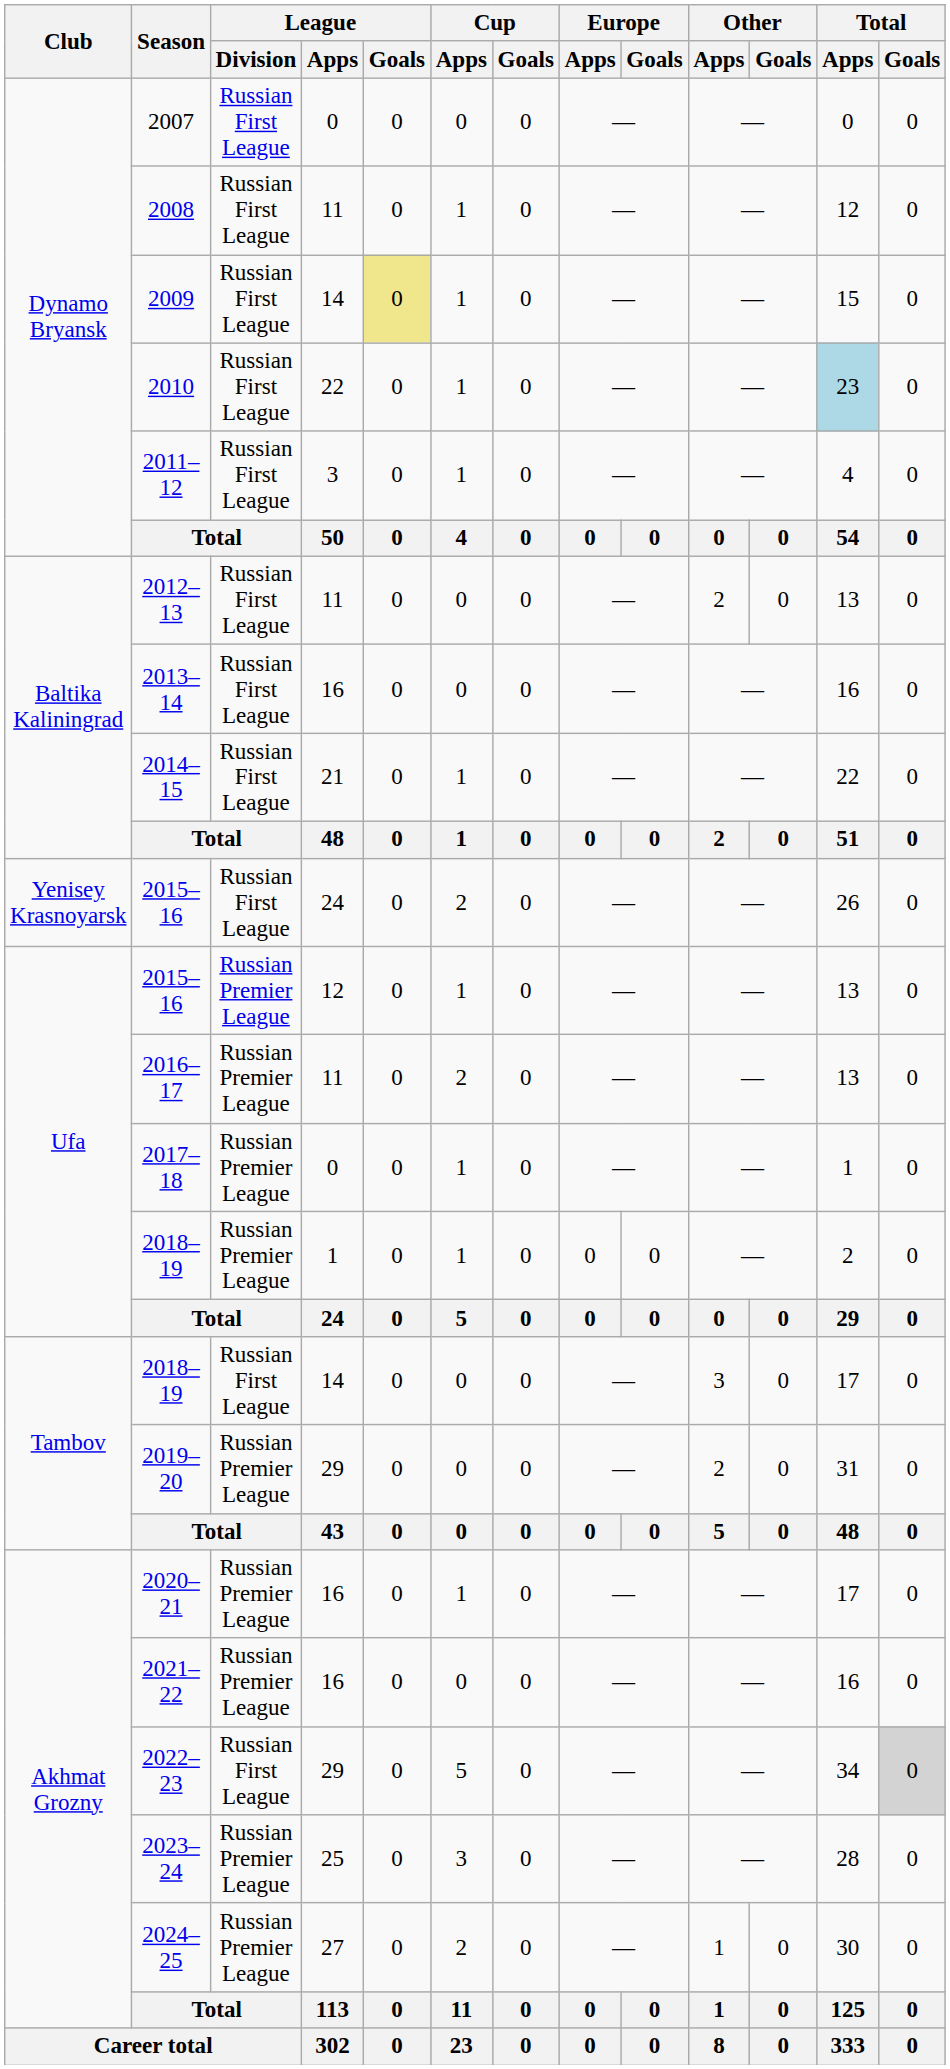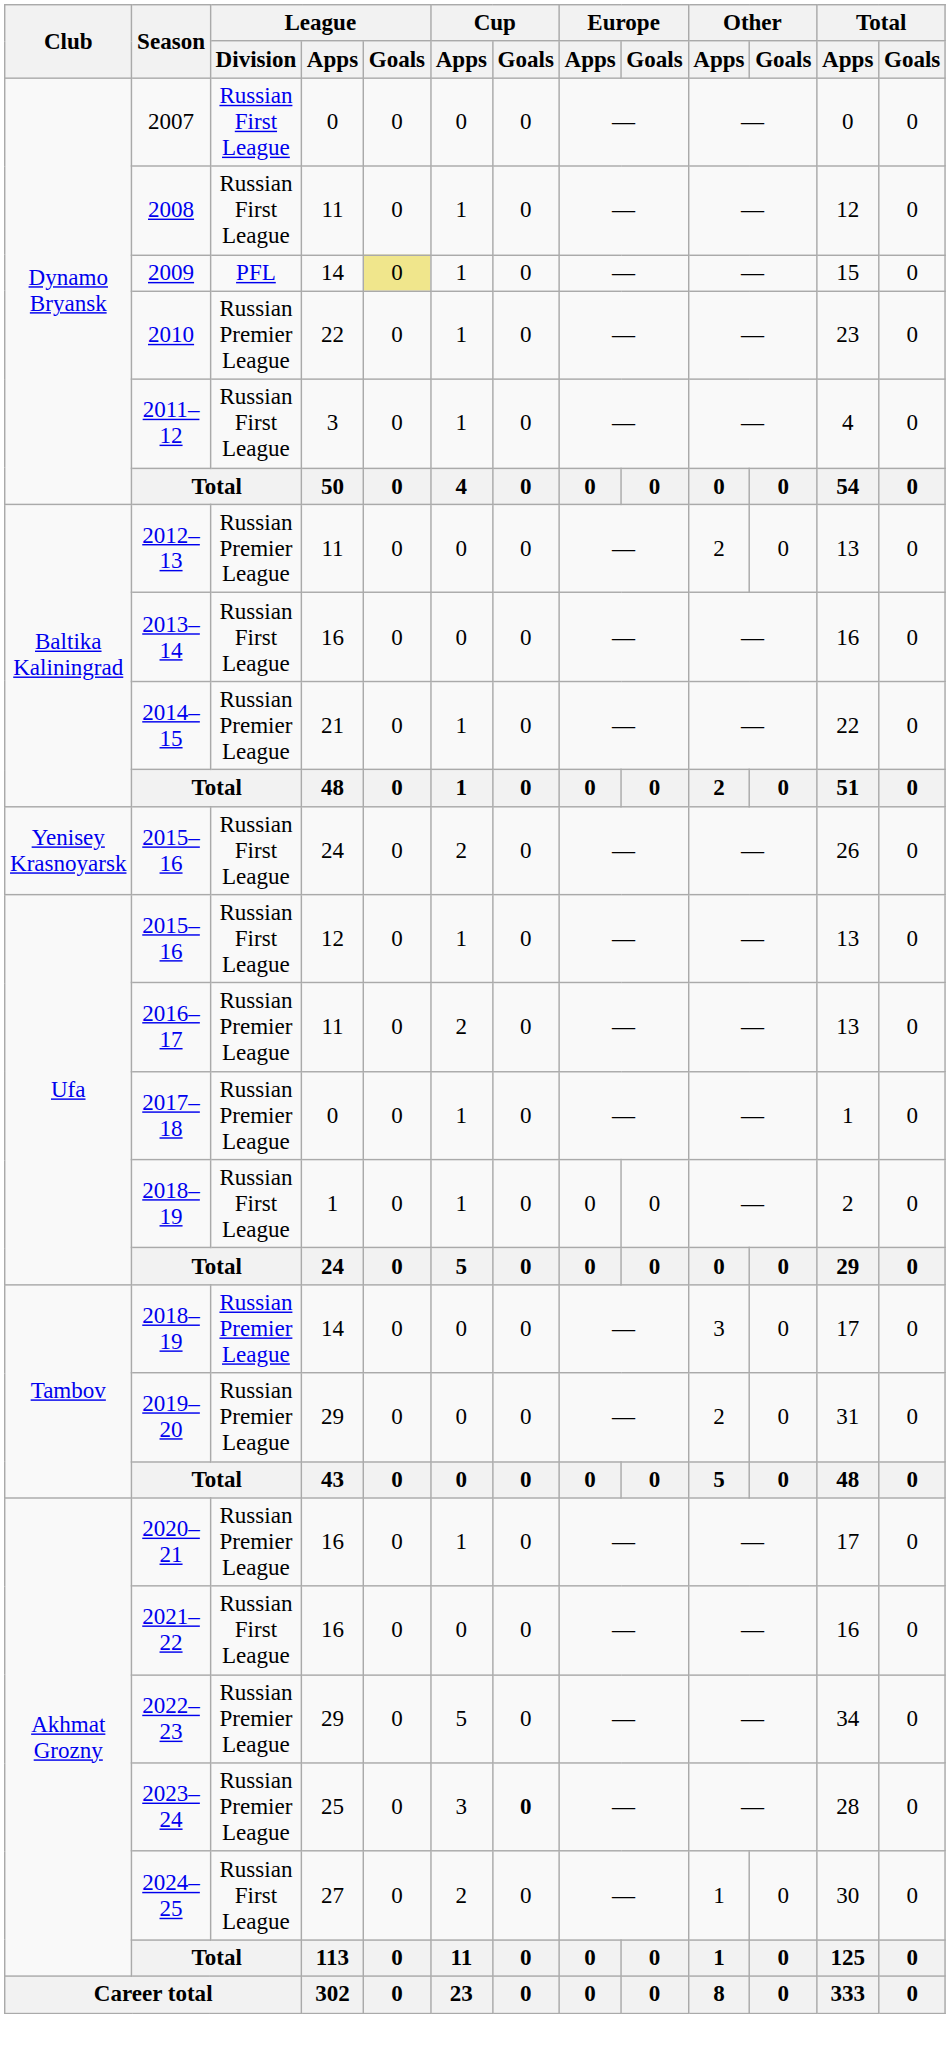(256, 298) Russian First League -> (256, 272) PFL
(256, 386) Russian First League -> (256, 335) Russian Premier League
(848, 386) lightblue background -> (848, 335) no background
(256, 600) Russian First League -> (256, 548) Russian Premier League
(256, 776) Russian First League -> (256, 725) Russian Premier League
(256, 990) Russian Premier League -> (256, 938) Russian First League
(256, 1255) Russian Premier League -> (256, 1203) Russian First League
(256, 1380) Russian First League -> (256, 1328) Russian Premier League
(256, 1682) Russian Premier League -> (256, 1630) Russian First League
(256, 1770) Russian First League -> (256, 1718) Russian Premier League
(912, 1770) lightgrey background -> (912, 1718) no background
(526, 1858) normal -> (526, 1806) bold
(256, 1947) Russian Premier League -> (256, 1895) Russian First League
